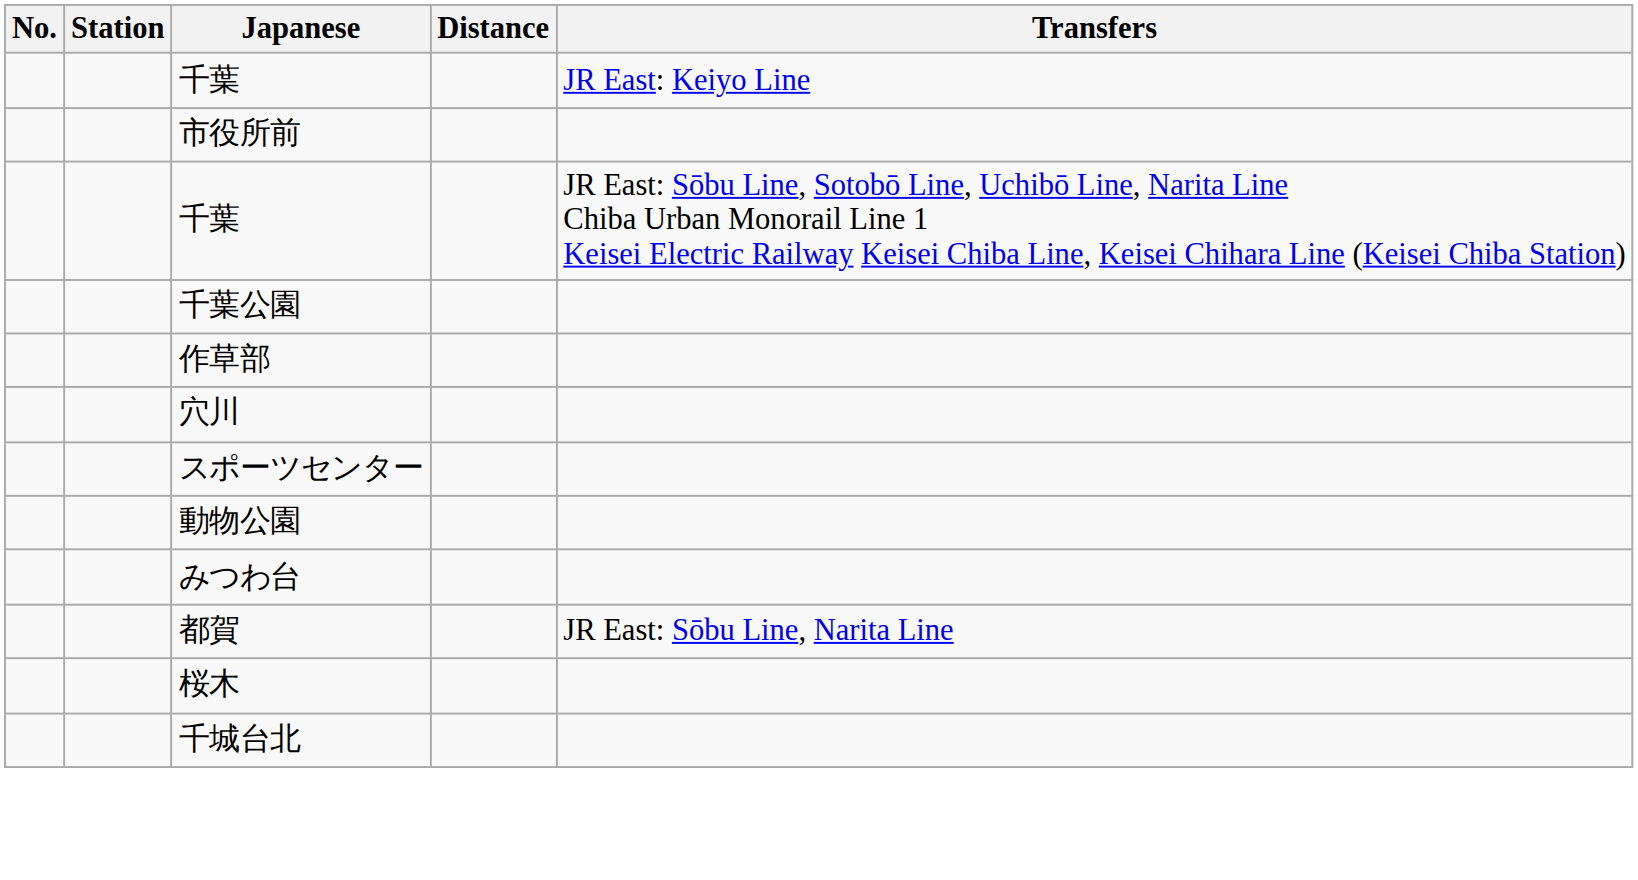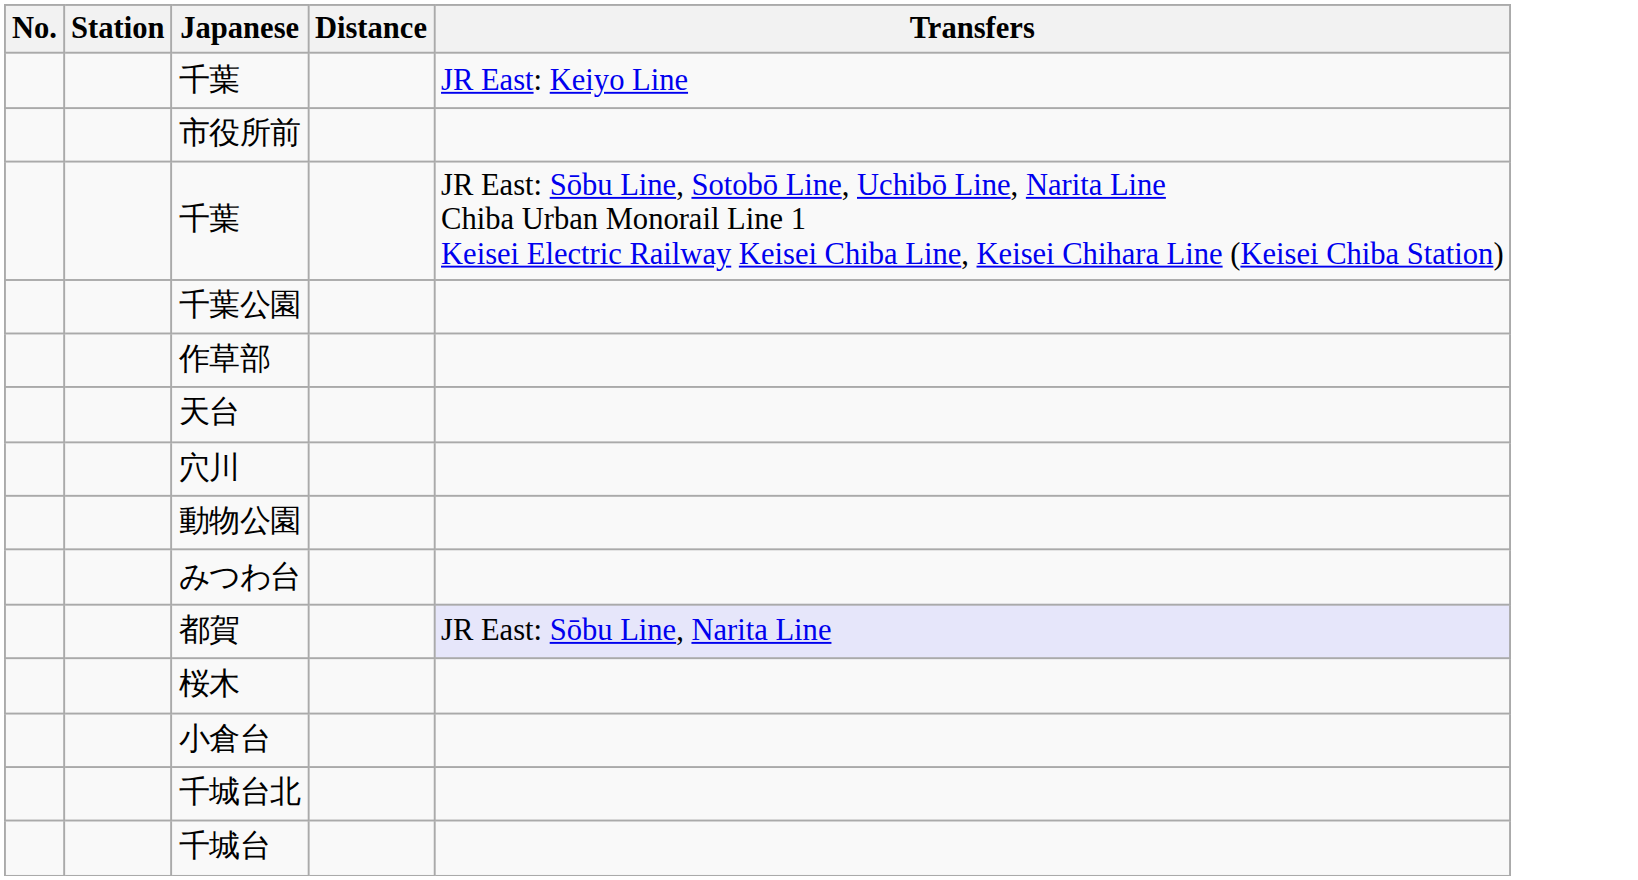+ row: (35, 415)
- row: (35, 469)
(758, 630) no background -> (636, 630) lavender background
+ row: (35, 740)
+ row: (35, 848)
